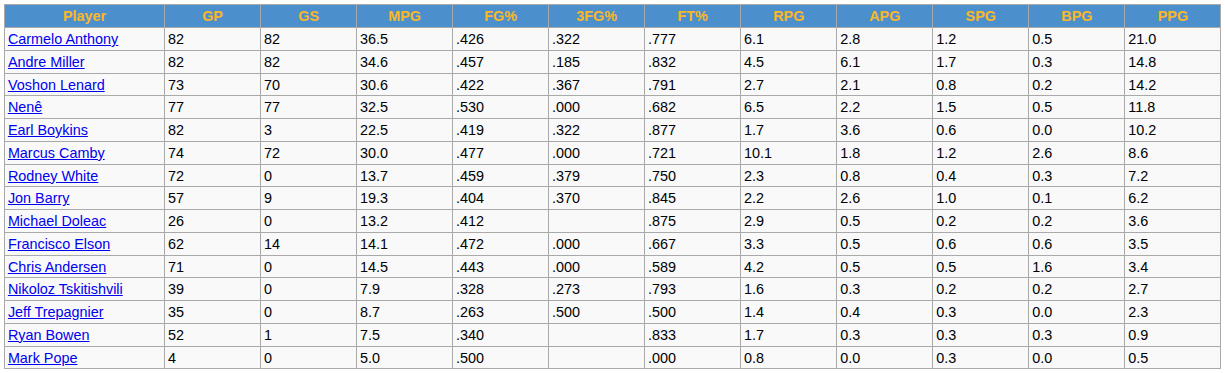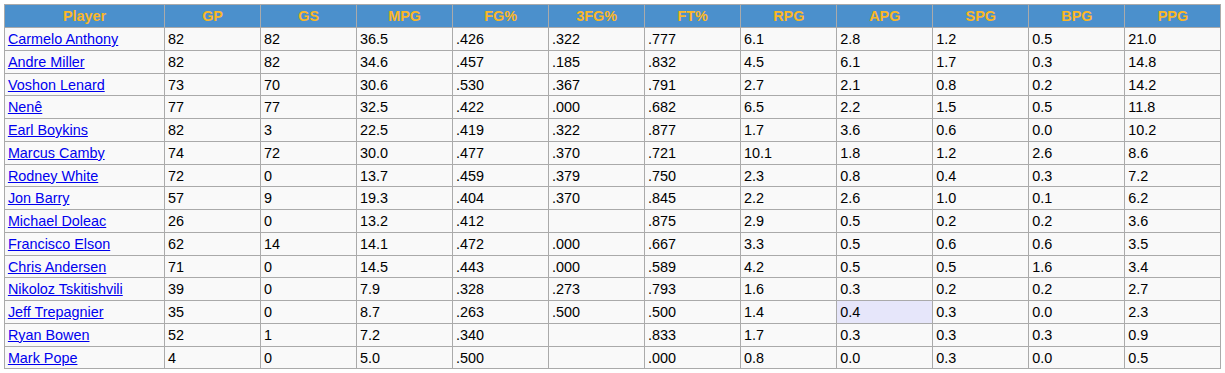(470, 85) .422 -> (470, 85) .530
(470, 107) .530 -> (470, 107) .422
(566, 153) .000 -> (566, 153) .370
(850, 312) no background -> (850, 312) lavender background
(370, 335) 7.5 -> (370, 335) 7.2
